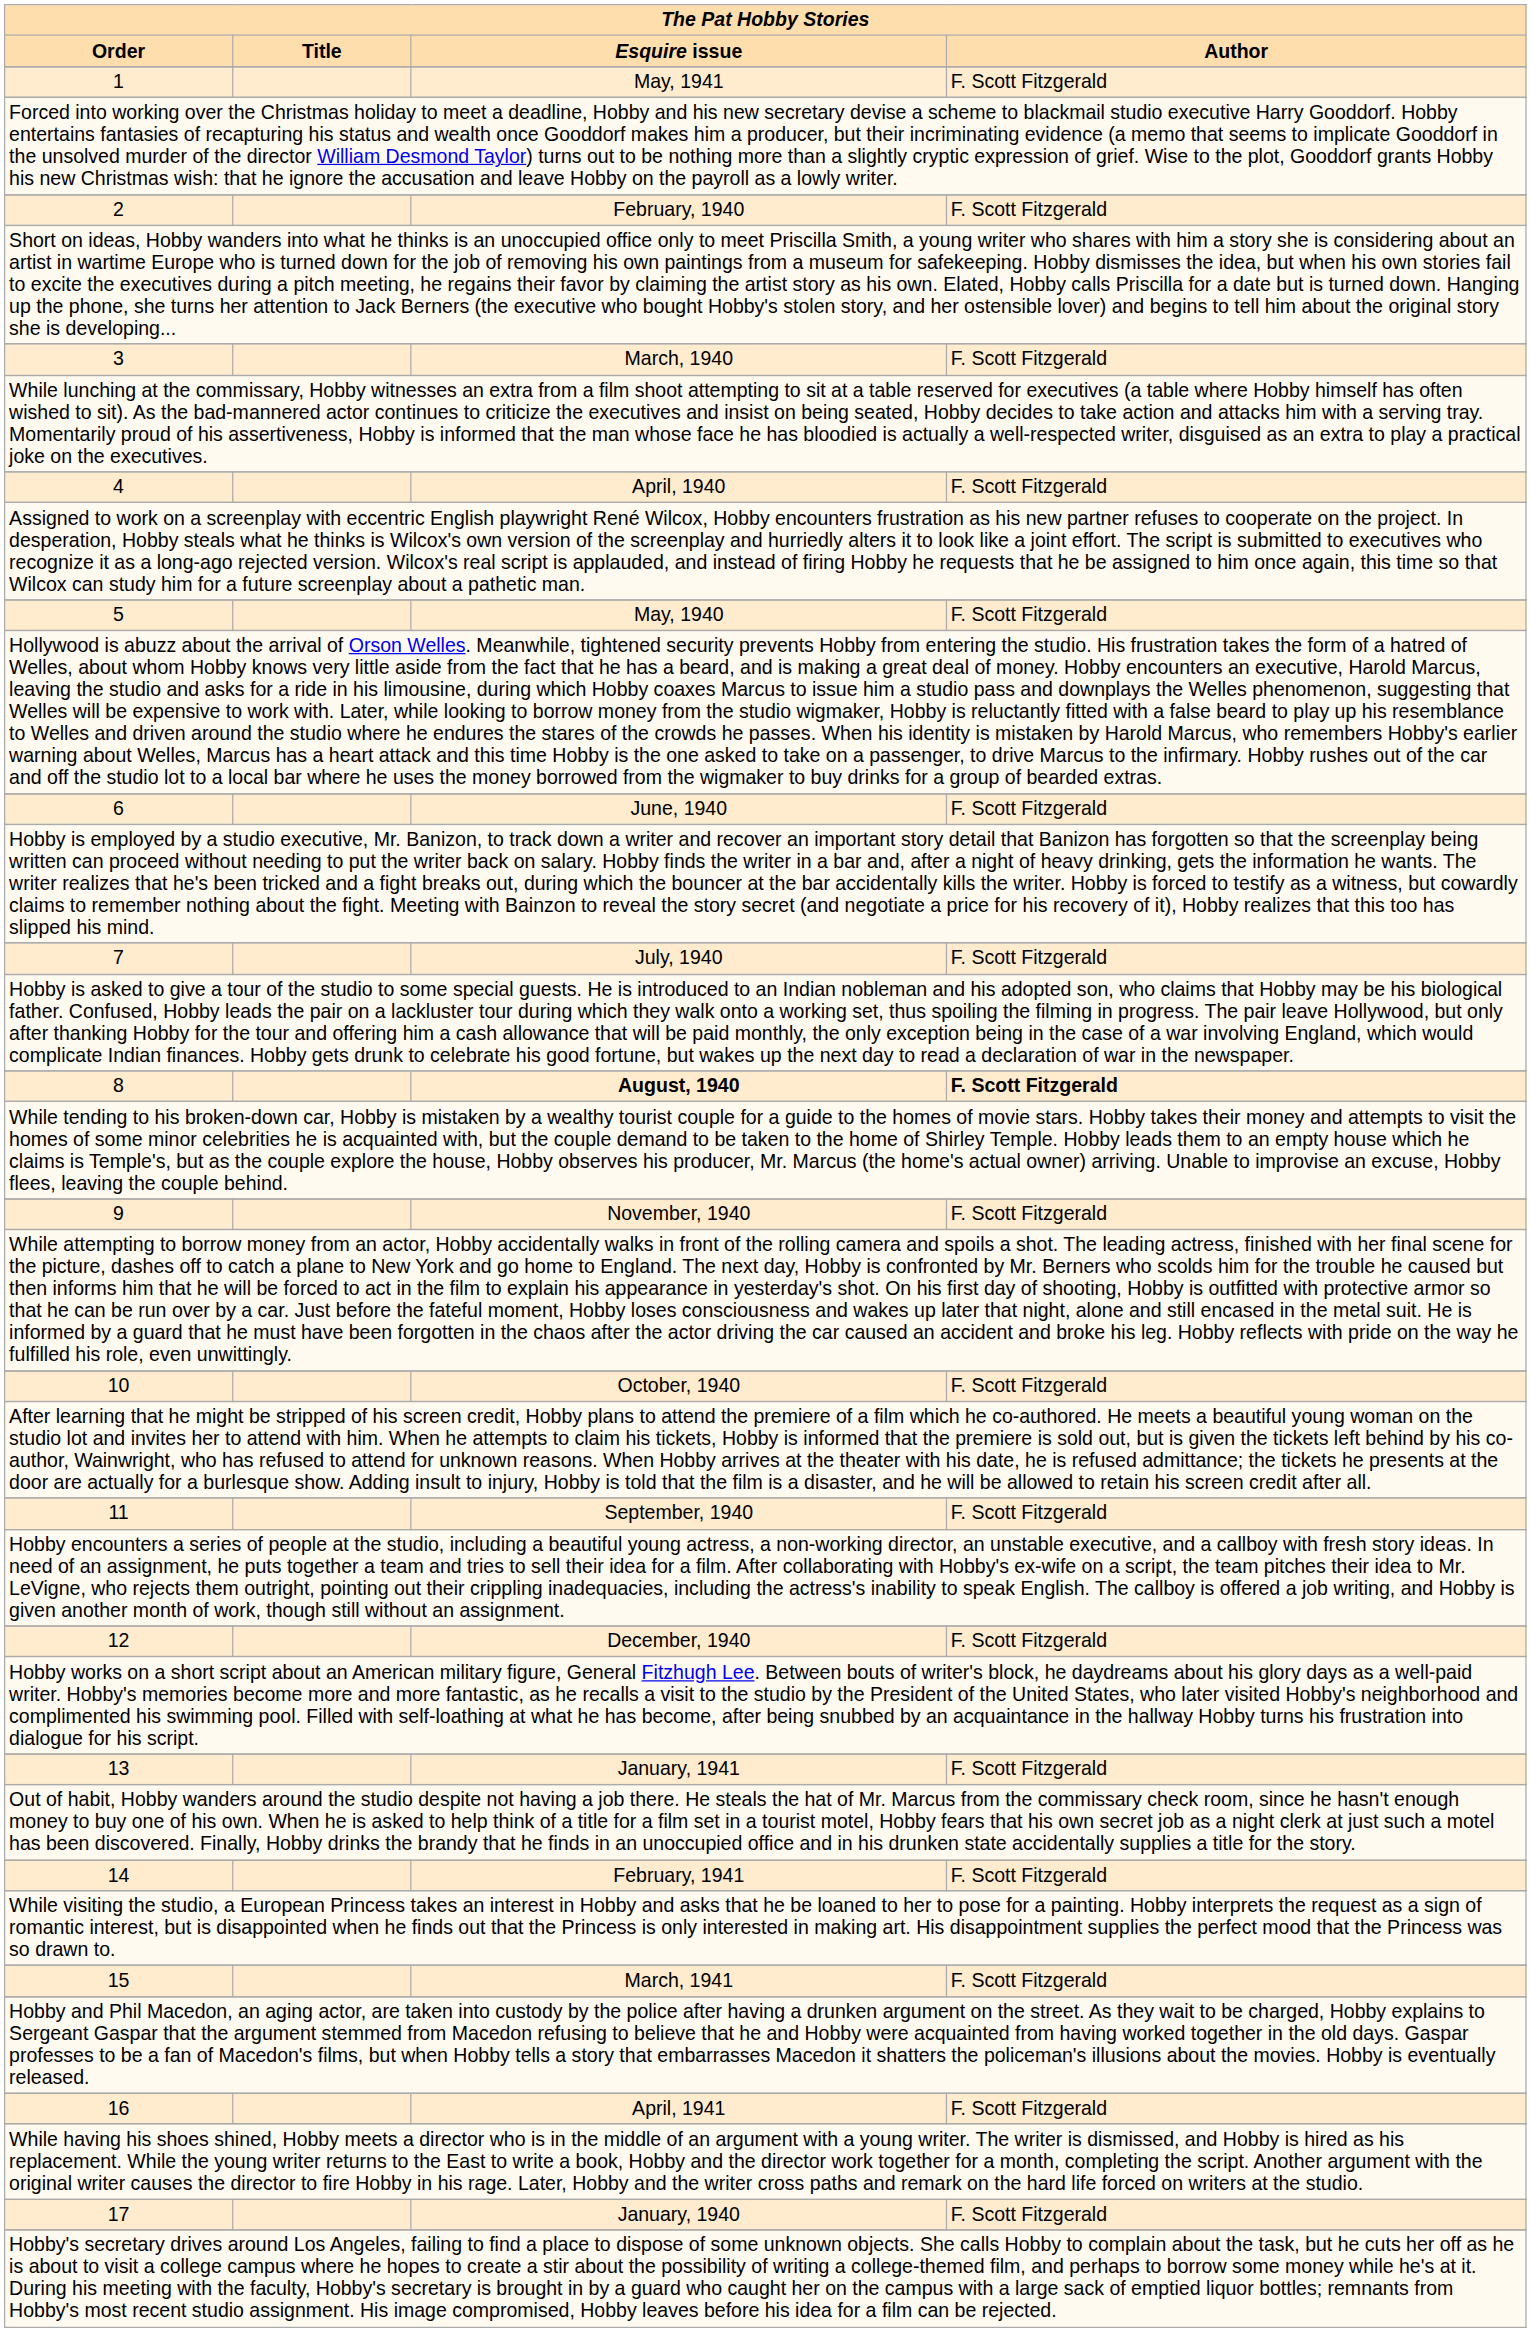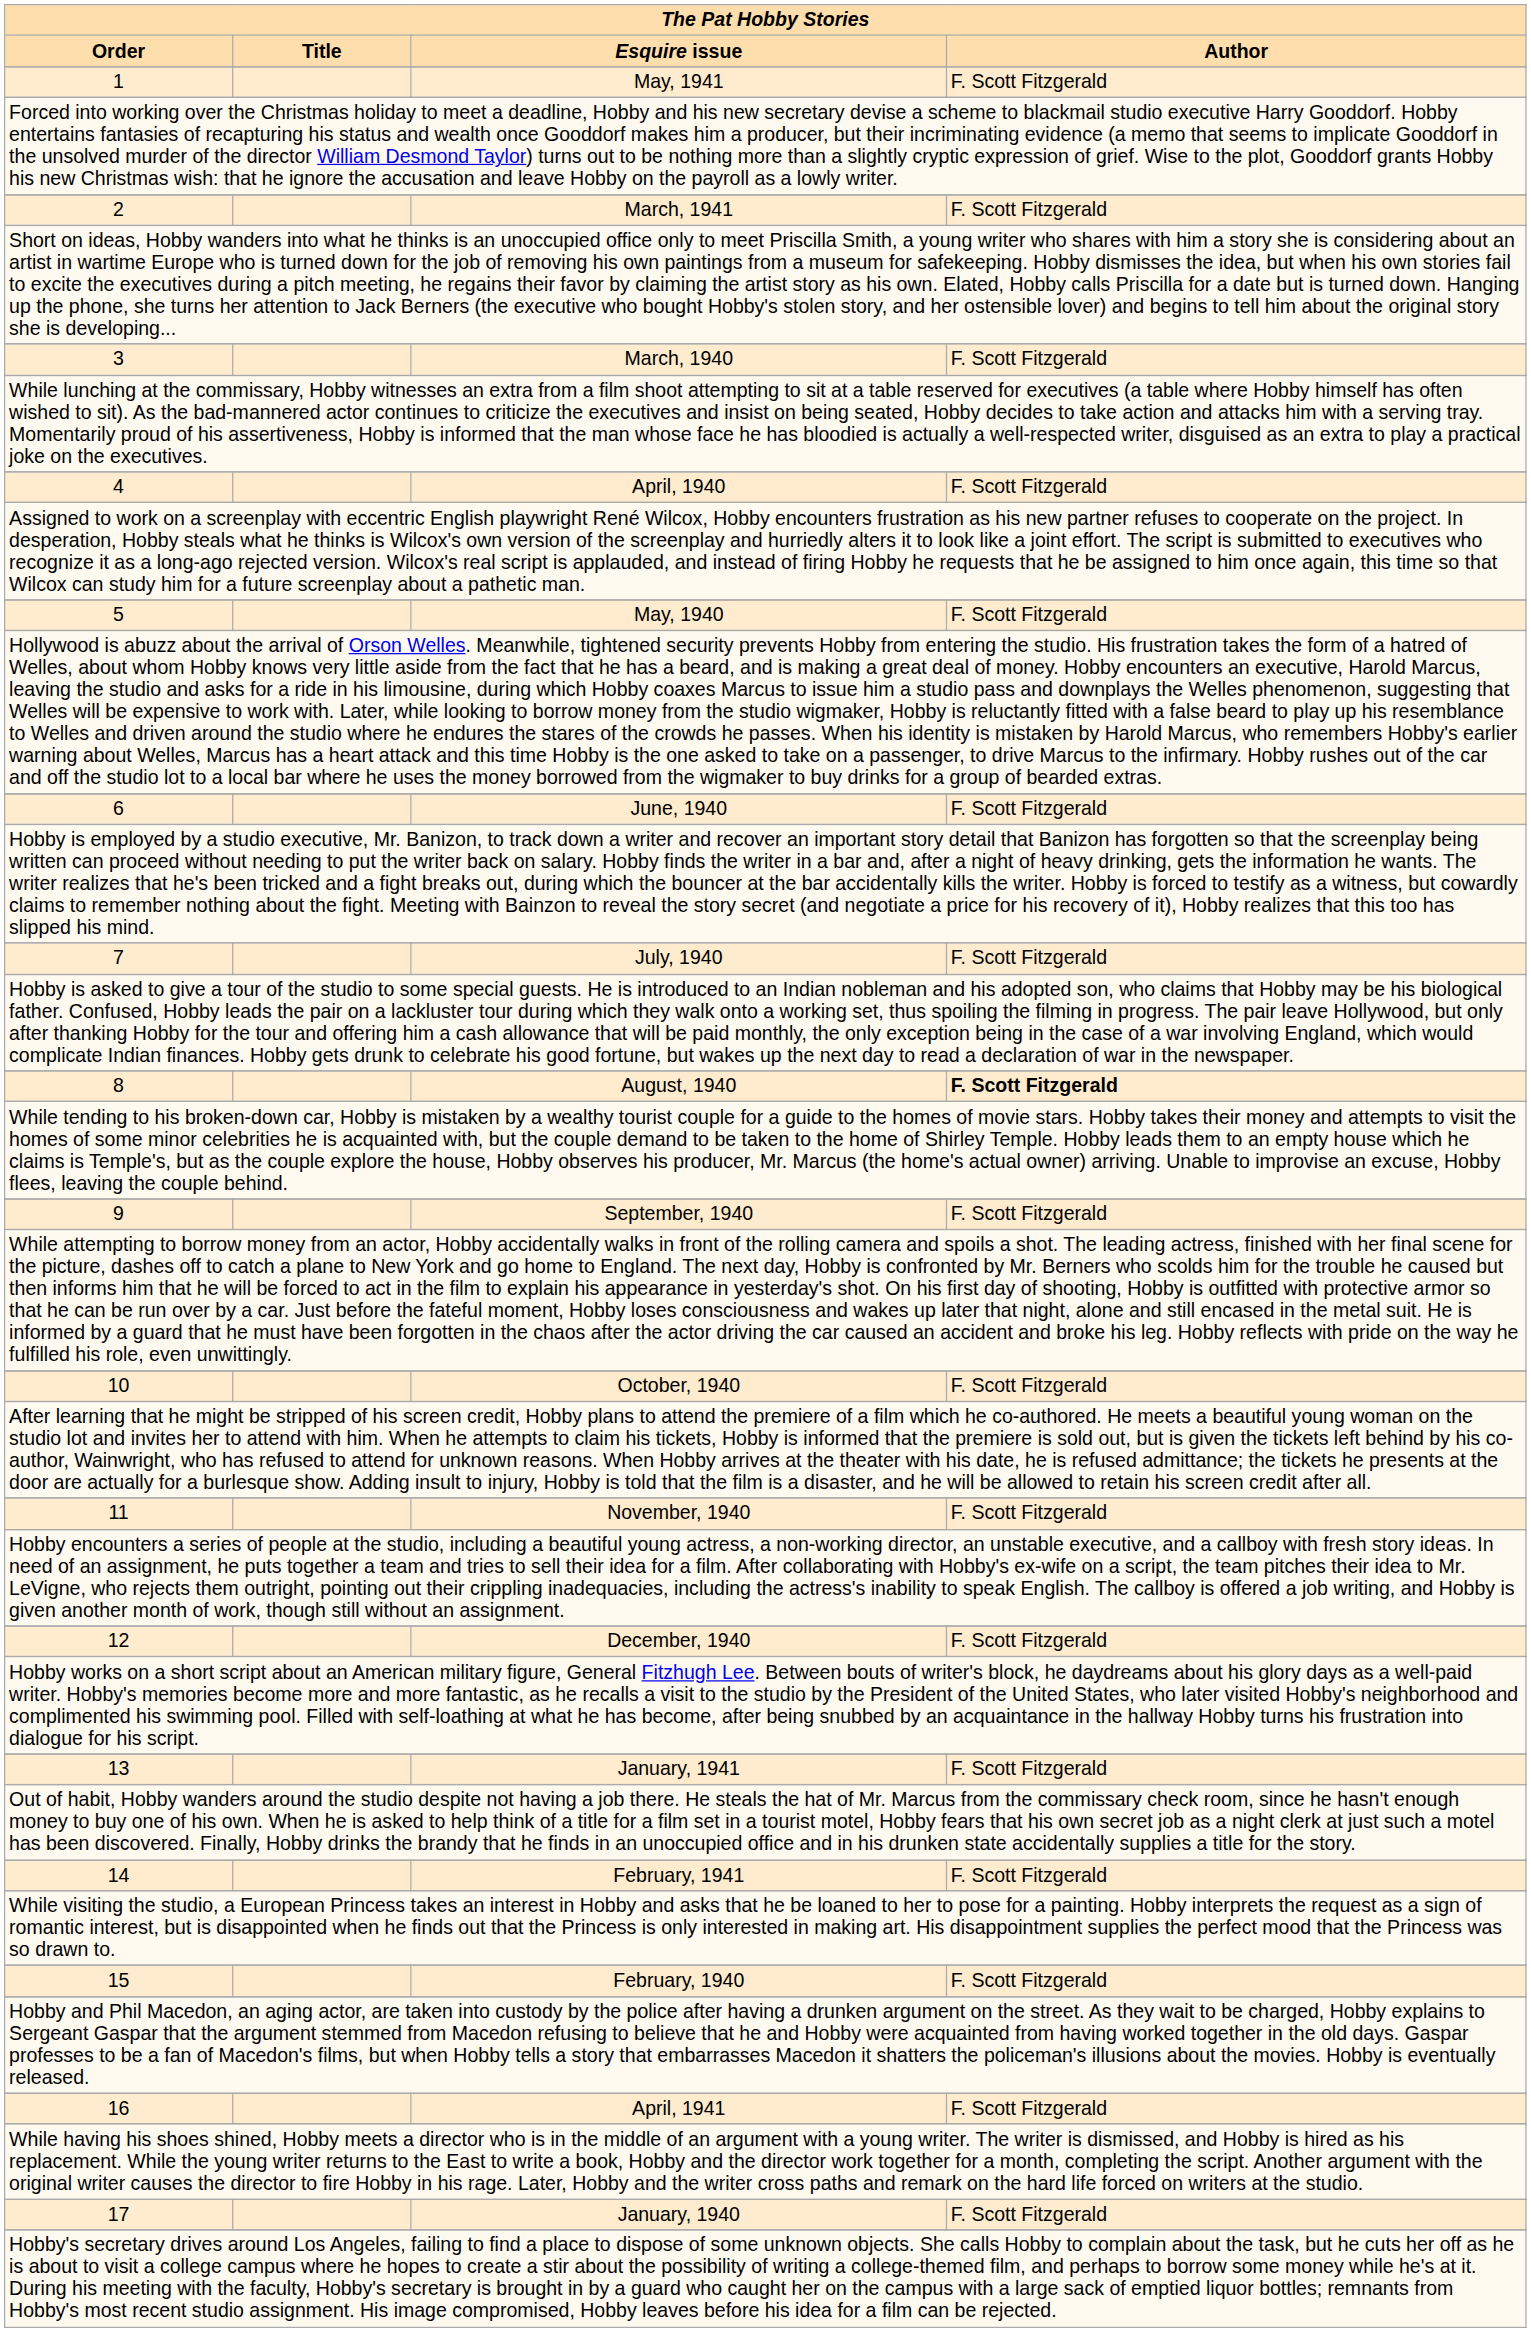(679, 209) February, 1940 -> (679, 209) March, 1941
(679, 1086) bold -> (679, 1086) normal
(679, 1214) November, 1940 -> (679, 1214) September, 1940
(679, 1513) September, 1940 -> (679, 1513) November, 1940
(679, 1980) March, 1941 -> (679, 1980) February, 1940
